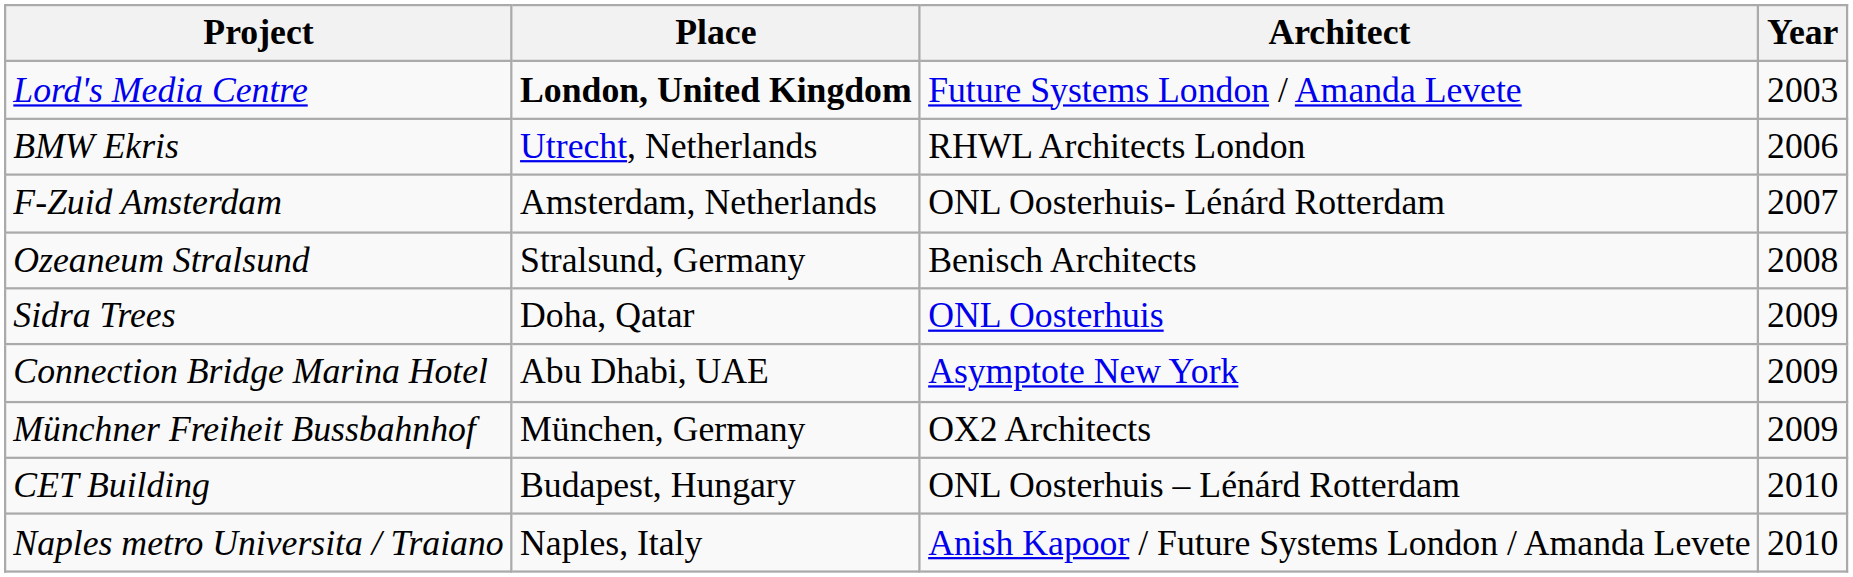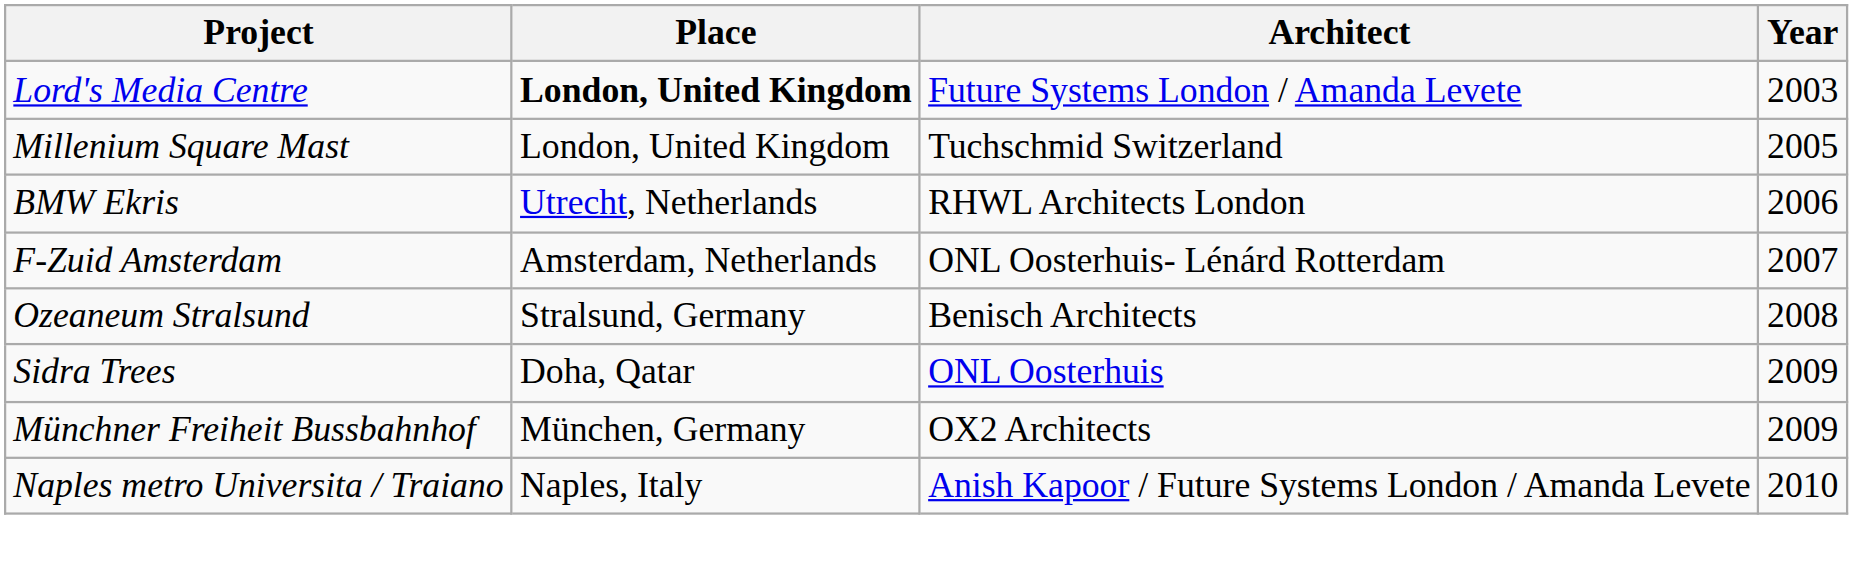+ row: (181, 145)
- row: (251, 372)
- row: (112, 485)
